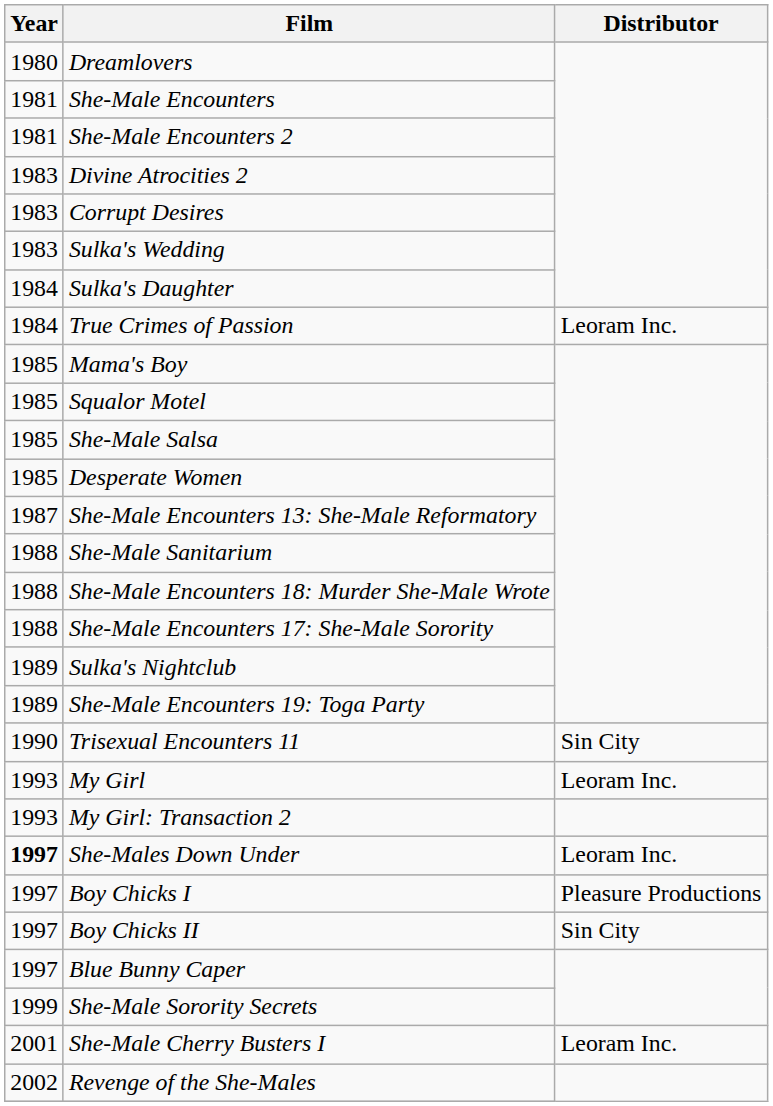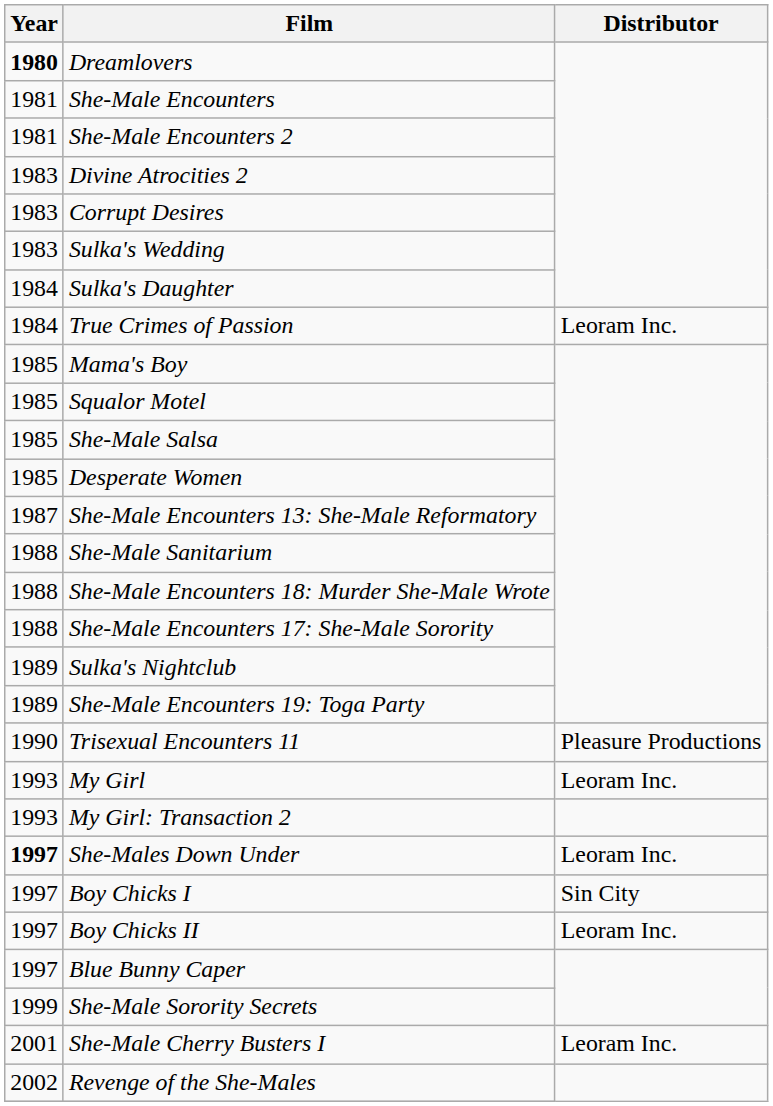(34, 61) normal -> (34, 61) bold
(600, 741) Sin City -> (661, 741) Pleasure Productions
(661, 893) Pleasure Productions -> (600, 893) Sin City
(600, 930) Sin City -> (619, 930) Leoram Inc.
